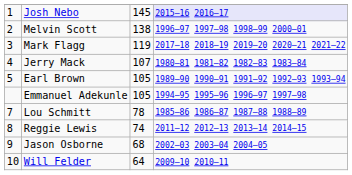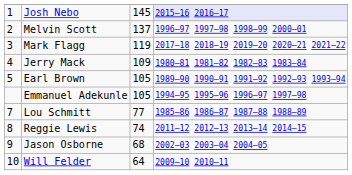(142, 29) 138 -> (142, 29) 137
(142, 62) 107 -> (142, 62) 109
(139, 112) 78 -> (139, 112) 77
